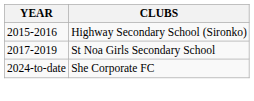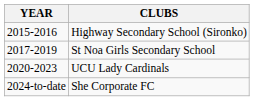+ row: (120, 68)
